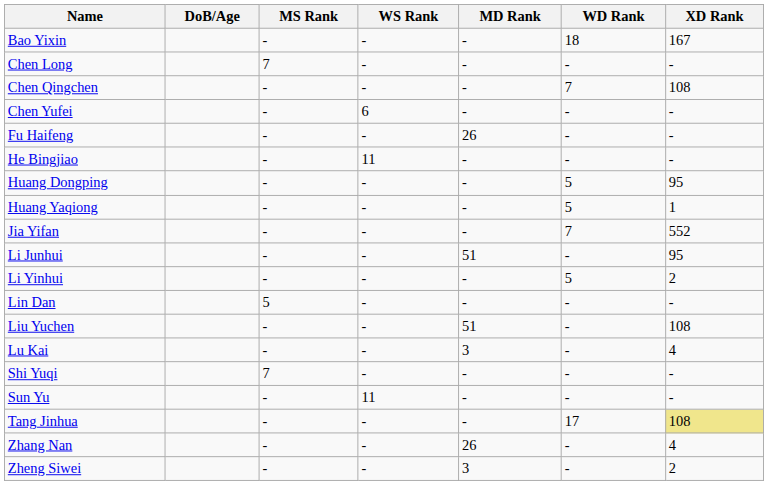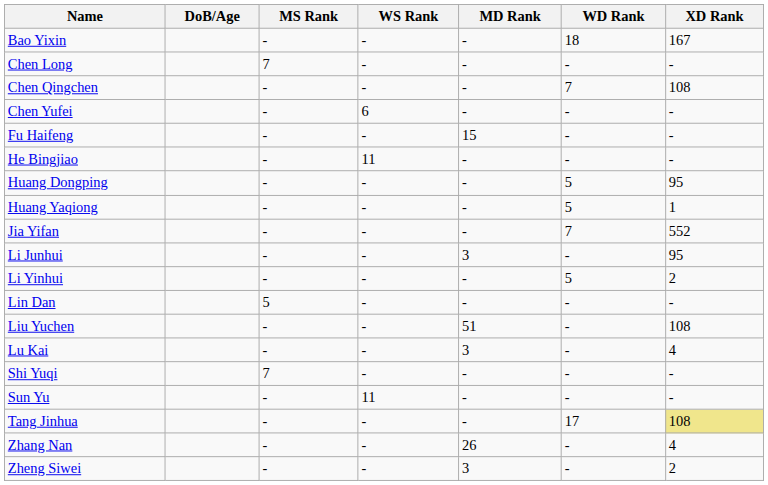(469, 135) 26 -> (469, 135) 15
(469, 254) 51 -> (466, 254) 3
